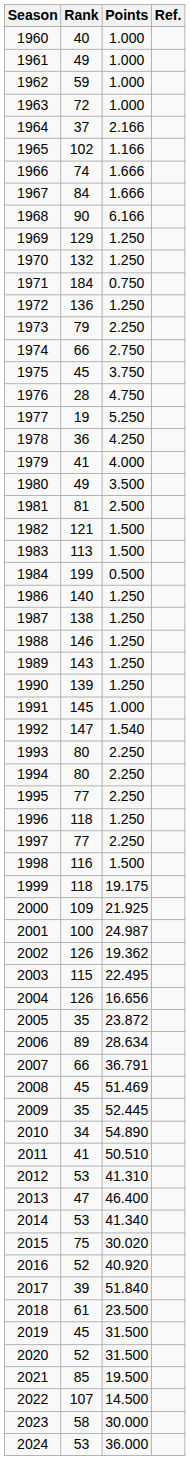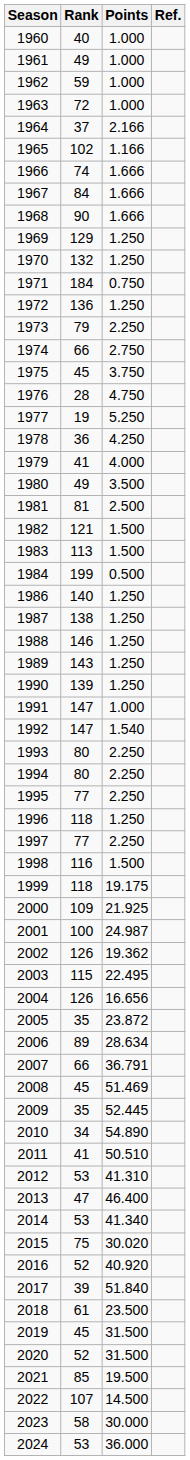(127, 216) 6.166 -> (127, 216) 1.666
(81, 707) 145 -> (81, 707) 147
